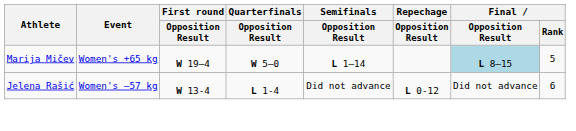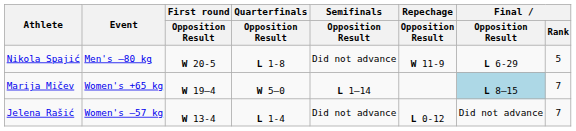+ row: (43, 58)
(553, 58) 5 -> (558, 85) 7
(553, 85) 6 -> (558, 112) 7
